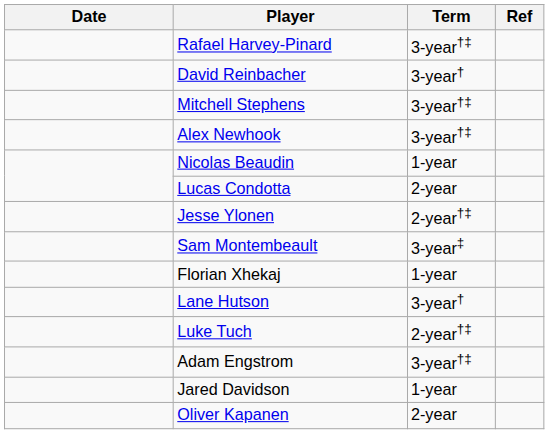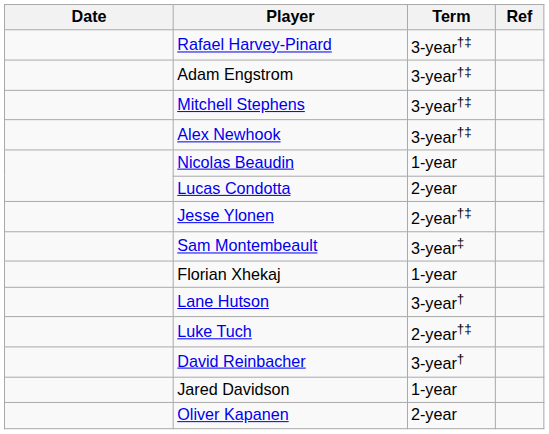rows swapped: (242, 75) <-> (235, 362)
